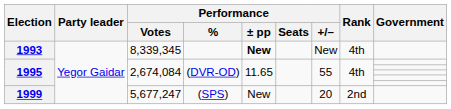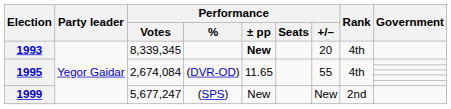(326, 50) New -> (326, 50) 20
(326, 94) 20 -> (326, 94) New
